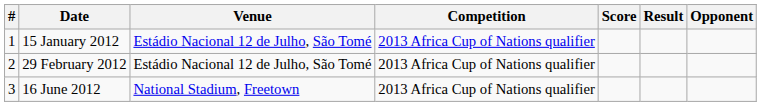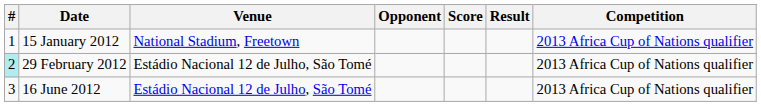columns swapped: (722, 17) <-> (487, 17)
(252, 41) Estádio Nacional 12 de Julho, São Tomé -> (216, 41) National Stadium, Freetown
(12, 65) no background -> (12, 65) paleturquoise background
(216, 89) National Stadium, Freetown -> (252, 89) Estádio Nacional 12 de Julho, São Tomé
